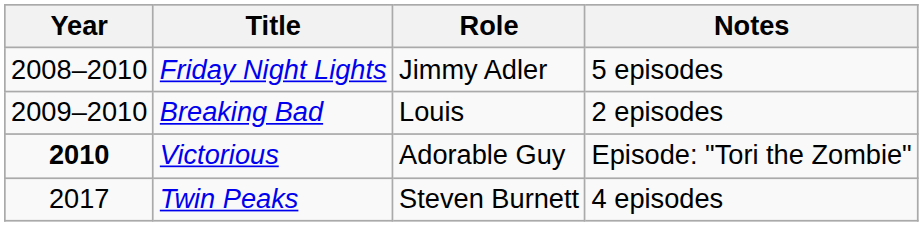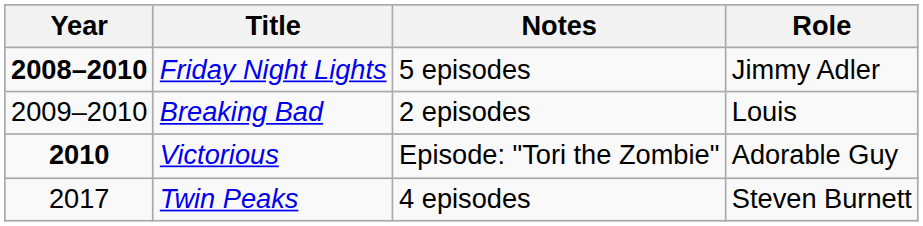columns swapped: (489, 26) <-> (752, 26)
(79, 69) normal -> (79, 69) bold
